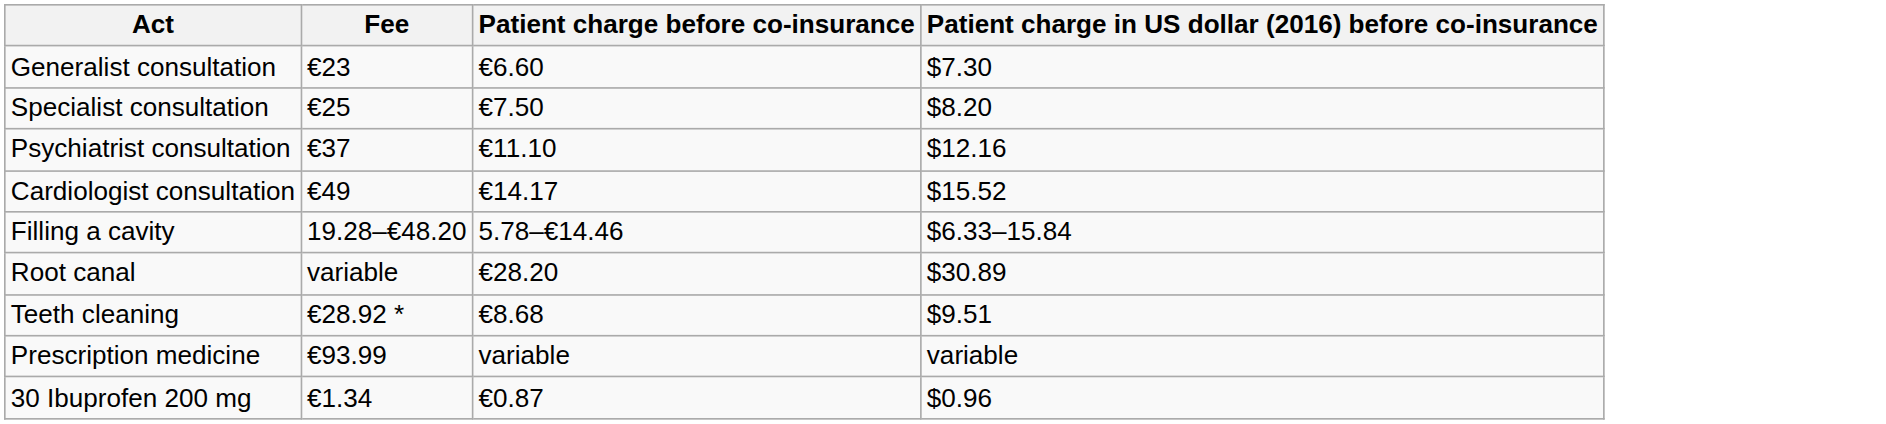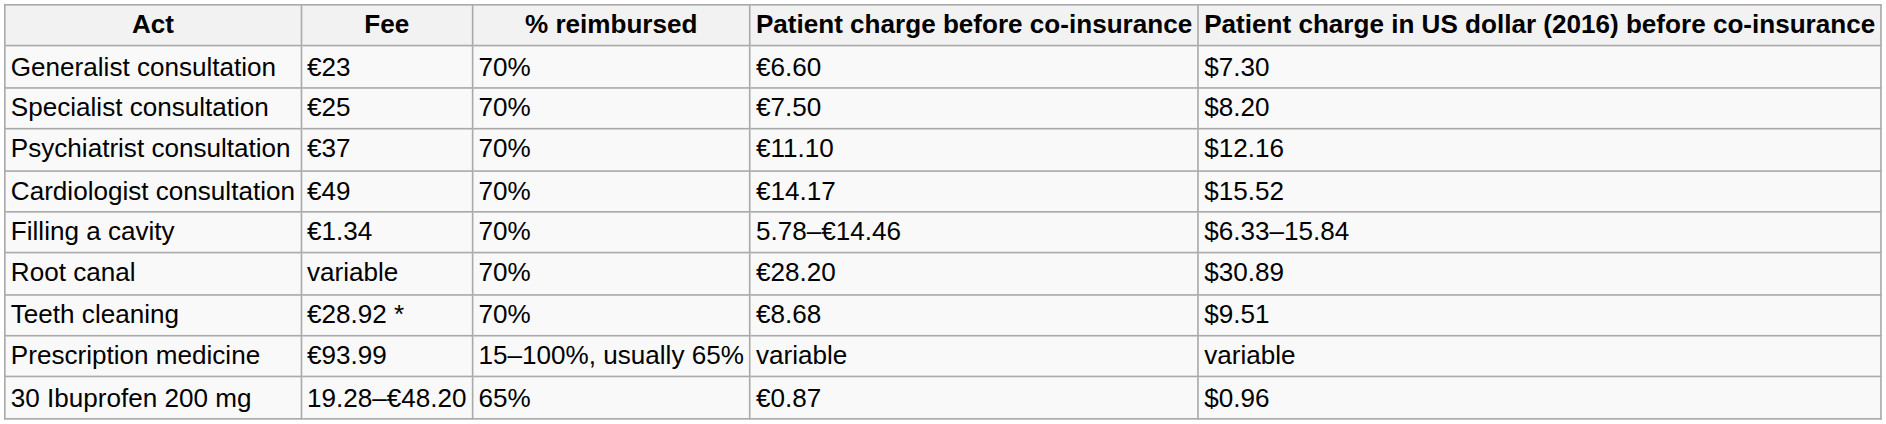+ column: (611, 25)
(387, 231) 19.28–€48.20 -> (340, 231) €1.34
(340, 397) €1.34 -> (387, 397) 19.28–€48.20
